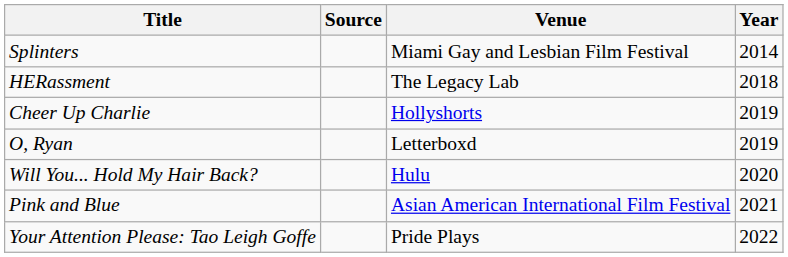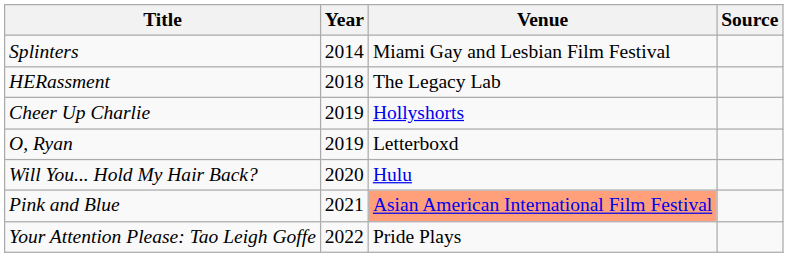columns swapped: (759, 19) <-> (353, 19)
(561, 205) no background -> (543, 205) lightsalmon background
